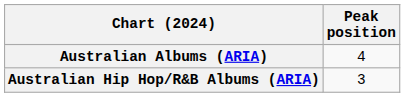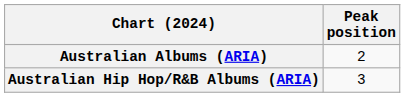(361, 56) 4 -> (361, 56) 2
